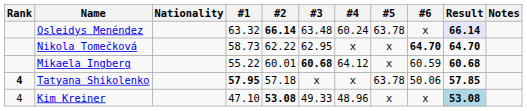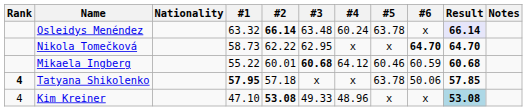(389, 64) x -> (389, 64) 60.46
